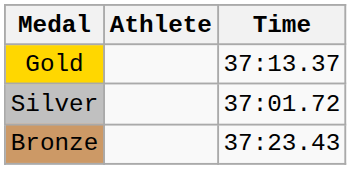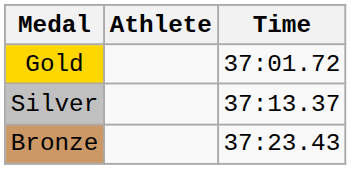(282, 64) 37:13.37 -> (282, 64) 37:01.72
(282, 104) 37:01.72 -> (282, 104) 37:13.37
